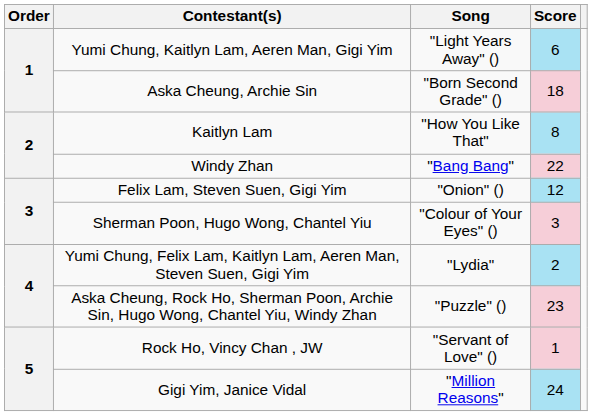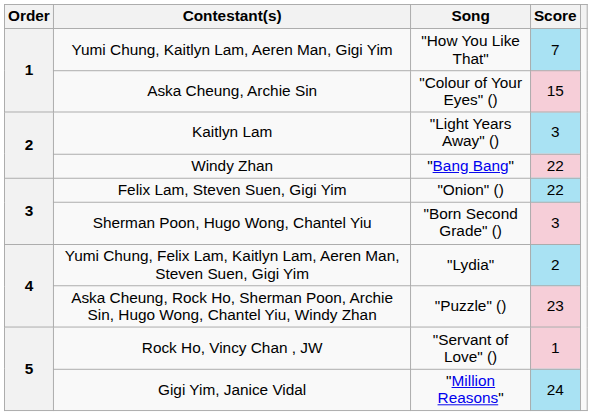(471, 49) "Light Years Away" () -> (471, 49) "How You Like That"
(555, 49) 6 -> (555, 49) 7
(471, 91) "Born Second Grade" () -> (471, 91) "Colour of Your Eyes" ()
(555, 91) 18 -> (555, 91) 15
(471, 132) "How You Like That" -> (471, 132) "Light Years Away" ()
(555, 132) 8 -> (555, 132) 3
(555, 190) 12 -> (555, 190) 22
(471, 223) "Colour of Your Eyes" () -> (471, 223) "Born Second Grade" ()
